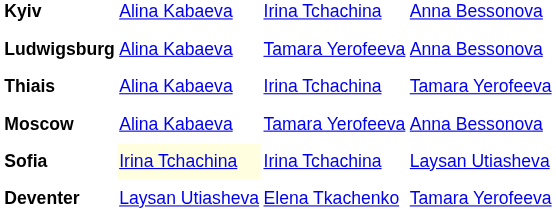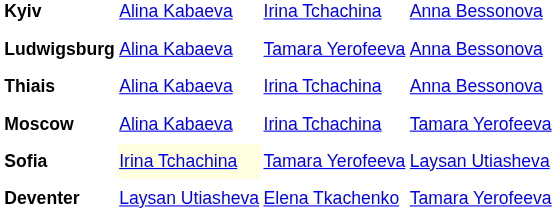(481, 86) Tamara Yerofeeva -> (476, 86) Anna Bessonova
(334, 123) Tamara Yerofeeva -> (323, 123) Irina Tchachina
(476, 123) Anna Bessonova -> (481, 123) Tamara Yerofeeva
(323, 161) Irina Tchachina -> (334, 161) Tamara Yerofeeva
